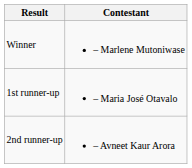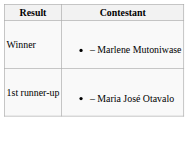- row: (35, 140)
